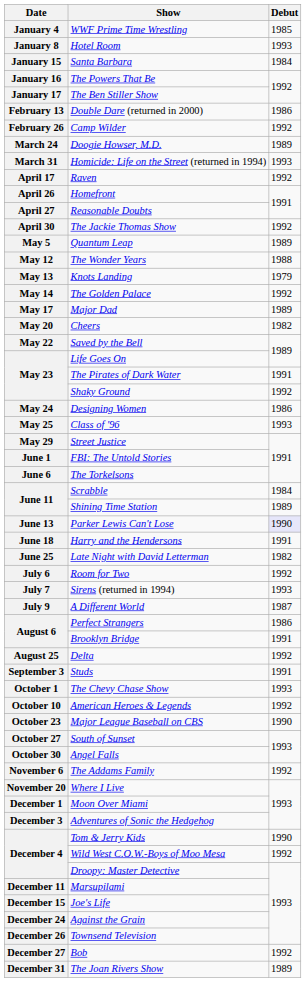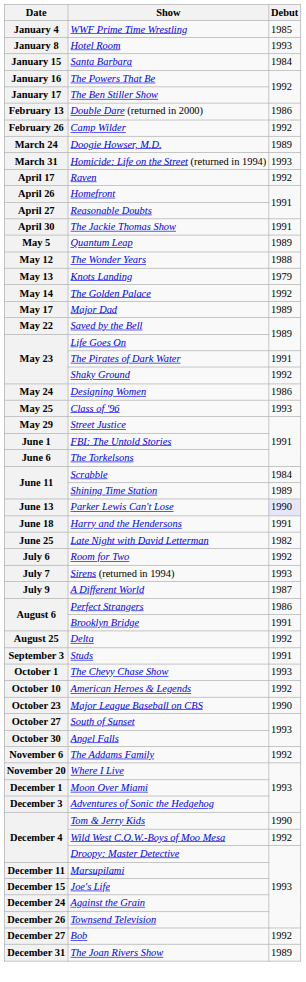(281, 227) 1992 -> (281, 227) 1991
- row: (85, 326)
